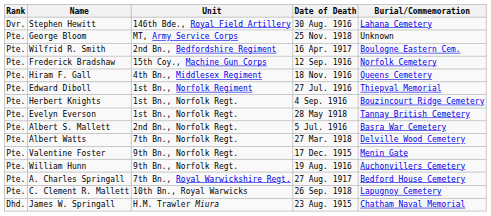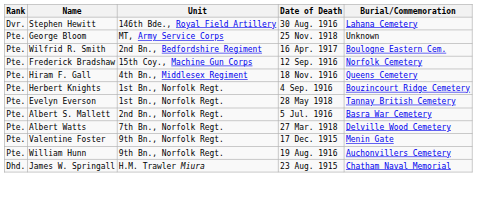- row: (60, 88)
- row: (77, 179)
- row: (79, 192)
